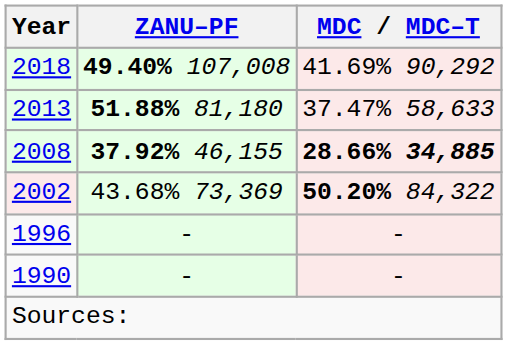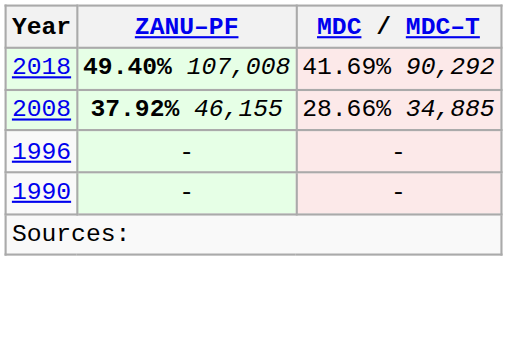- row: (42, 110)
(398, 152) bold -> (398, 110) normal
- row: (42, 193)
